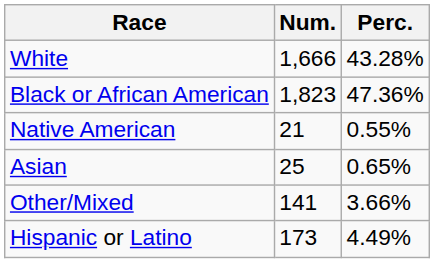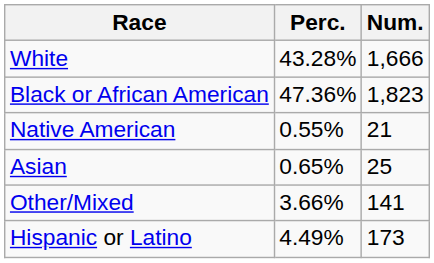columns swapped: (308, 22) <-> (385, 22)
